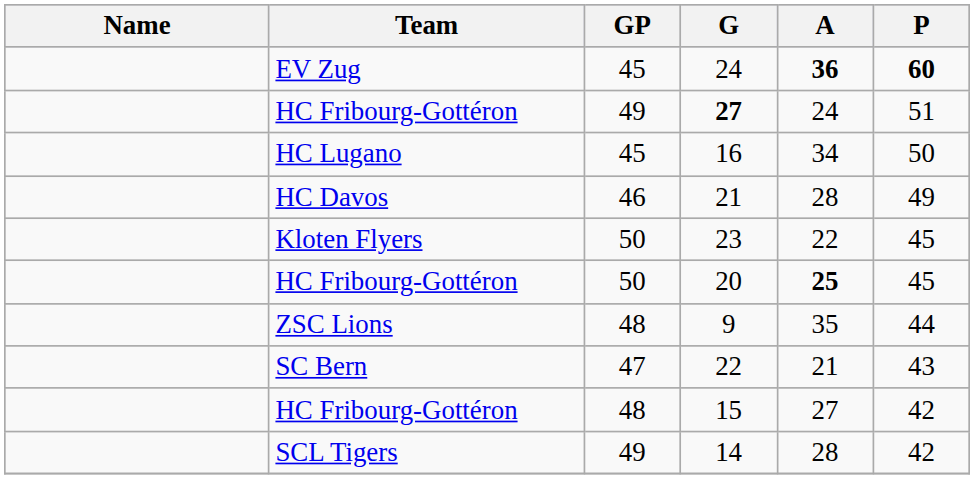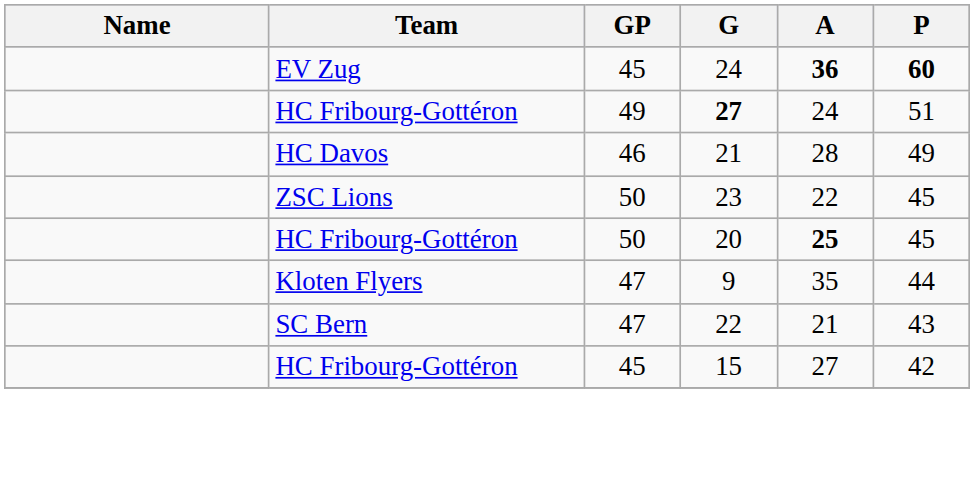- row: (729, 153)
(349, 238) Kloten Flyers -> (334, 196) ZSC Lions
(334, 324) ZSC Lions -> (349, 281) Kloten Flyers
(632, 324) 48 -> (632, 281) 47
(632, 409) 48 -> (632, 366) 45
- row: (729, 452)
